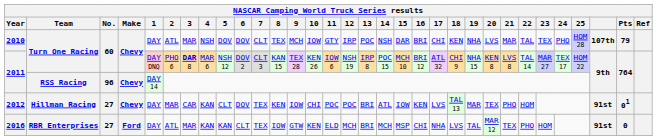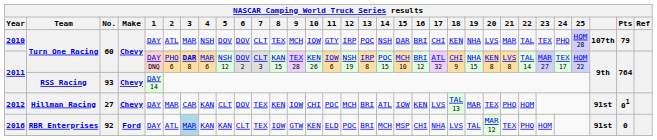(109, 82) 96 -> (109, 82) 93
(349, 104) POC -> (349, 104) MCH
(109, 125) 27 -> (109, 125) 92
(189, 125) no background -> (189, 125) lightblue background
(349, 125) MCH -> (349, 125) POC
